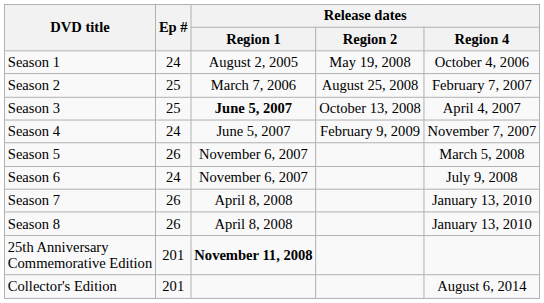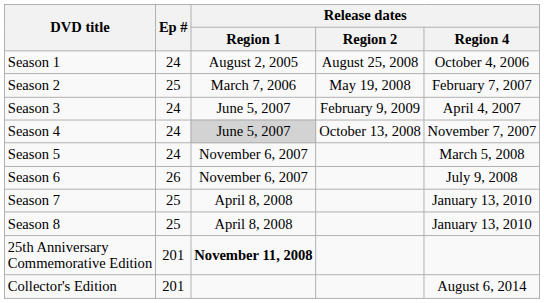(370, 62) May 19, 2008 -> (370, 62) August 25, 2008
(370, 85) August 25, 2008 -> (370, 85) May 19, 2008
(173, 108) 25 -> (173, 108) 24
(253, 108) bold -> (253, 108) normal
(370, 108) October 13, 2008 -> (370, 108) February 9, 2009
(253, 131) no background -> (253, 131) lightgrey background
(370, 131) February 9, 2009 -> (370, 131) October 13, 2008
(173, 154) 26 -> (173, 154) 24
(173, 177) 24 -> (173, 177) 26
(173, 200) 26 -> (173, 200) 25
(173, 223) 26 -> (173, 223) 25
